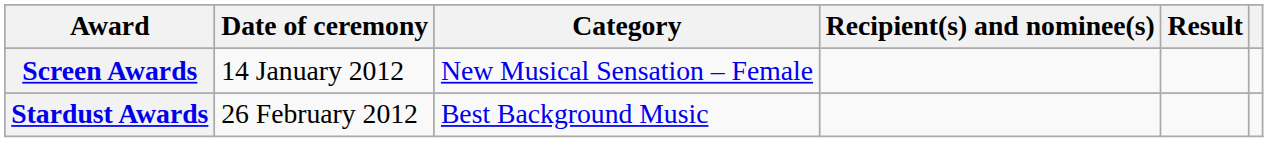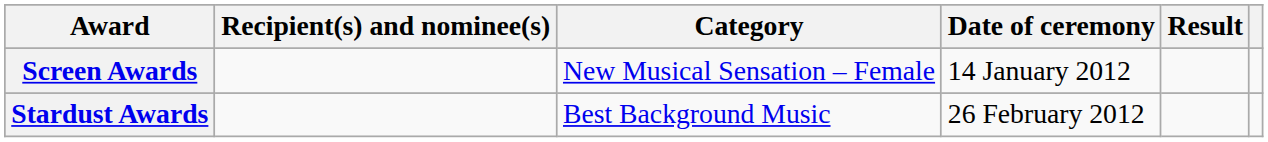columns swapped: (325, 26) <-> (990, 26)
